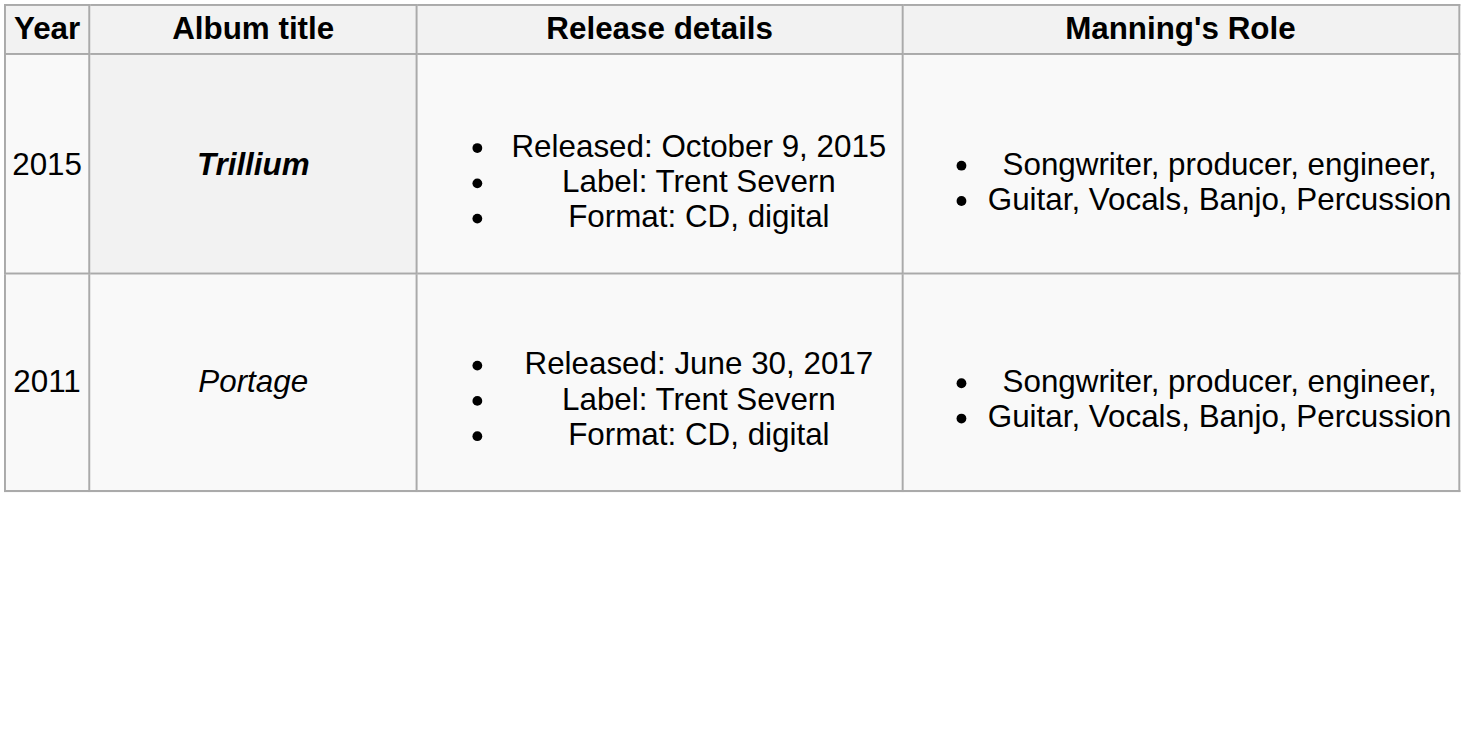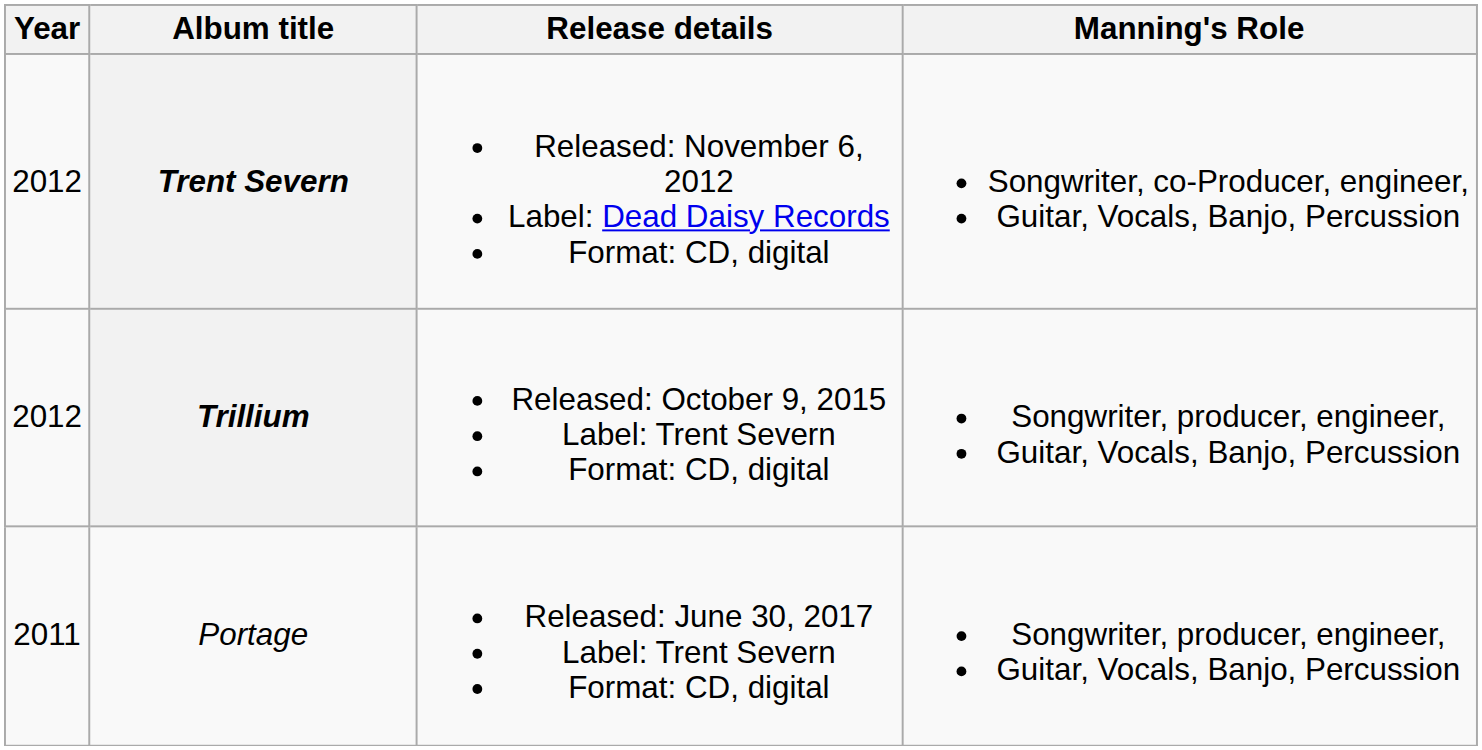+ row: (253, 181)
(47, 163) 2015 -> (47, 416) 2012
